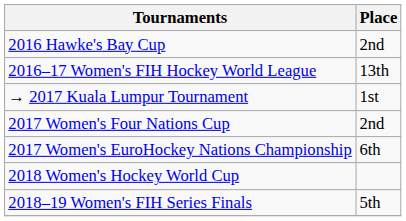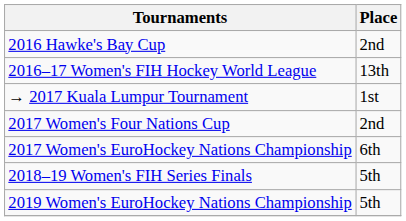- row: (124, 176)
+ row: (180, 202)
